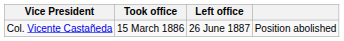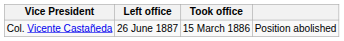columns swapped: (151, 12) <-> (219, 12)
